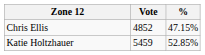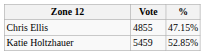(143, 27) 4852 -> (143, 27) 4855
